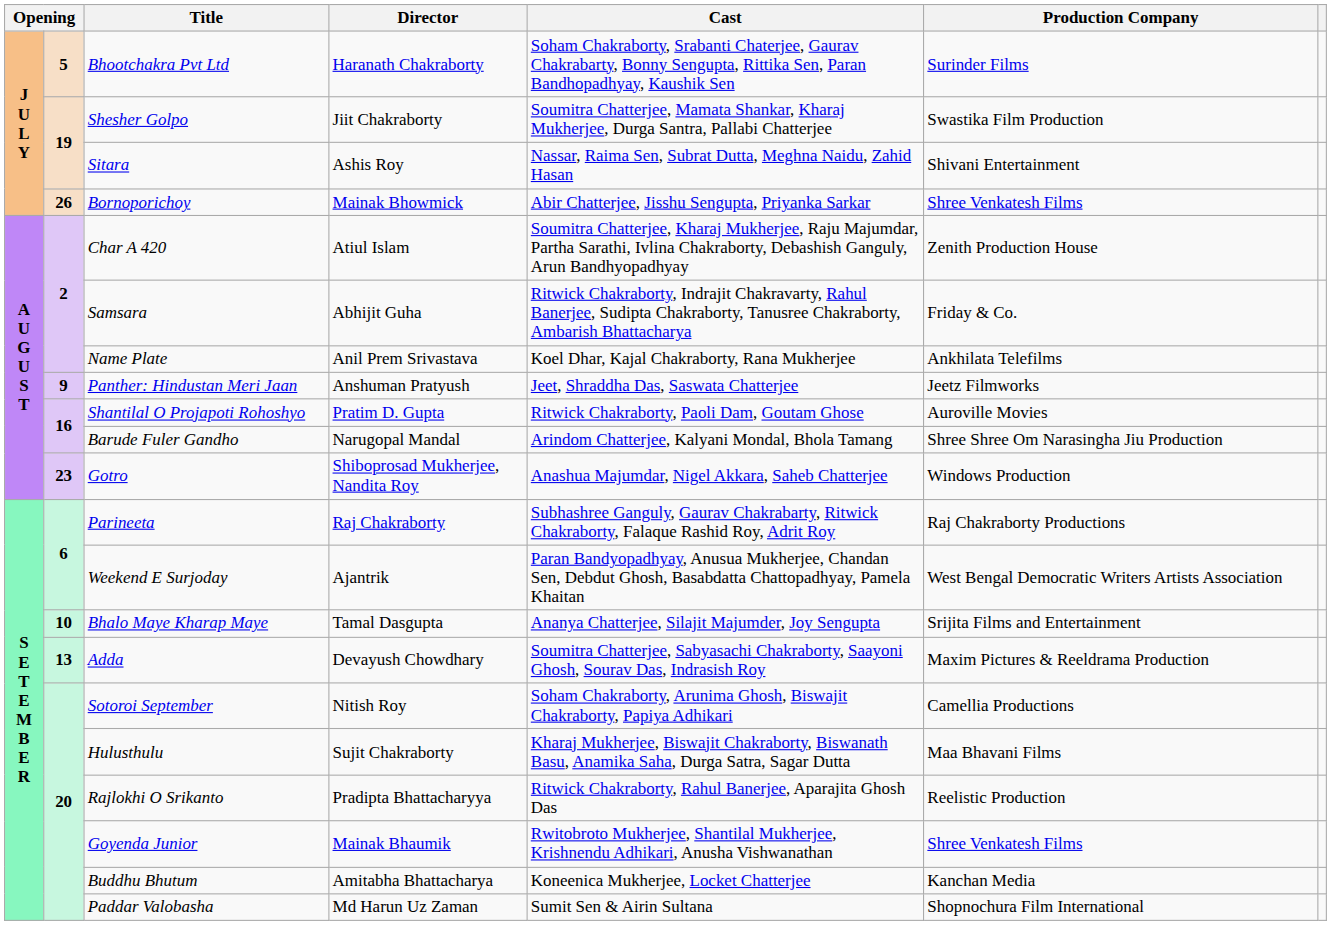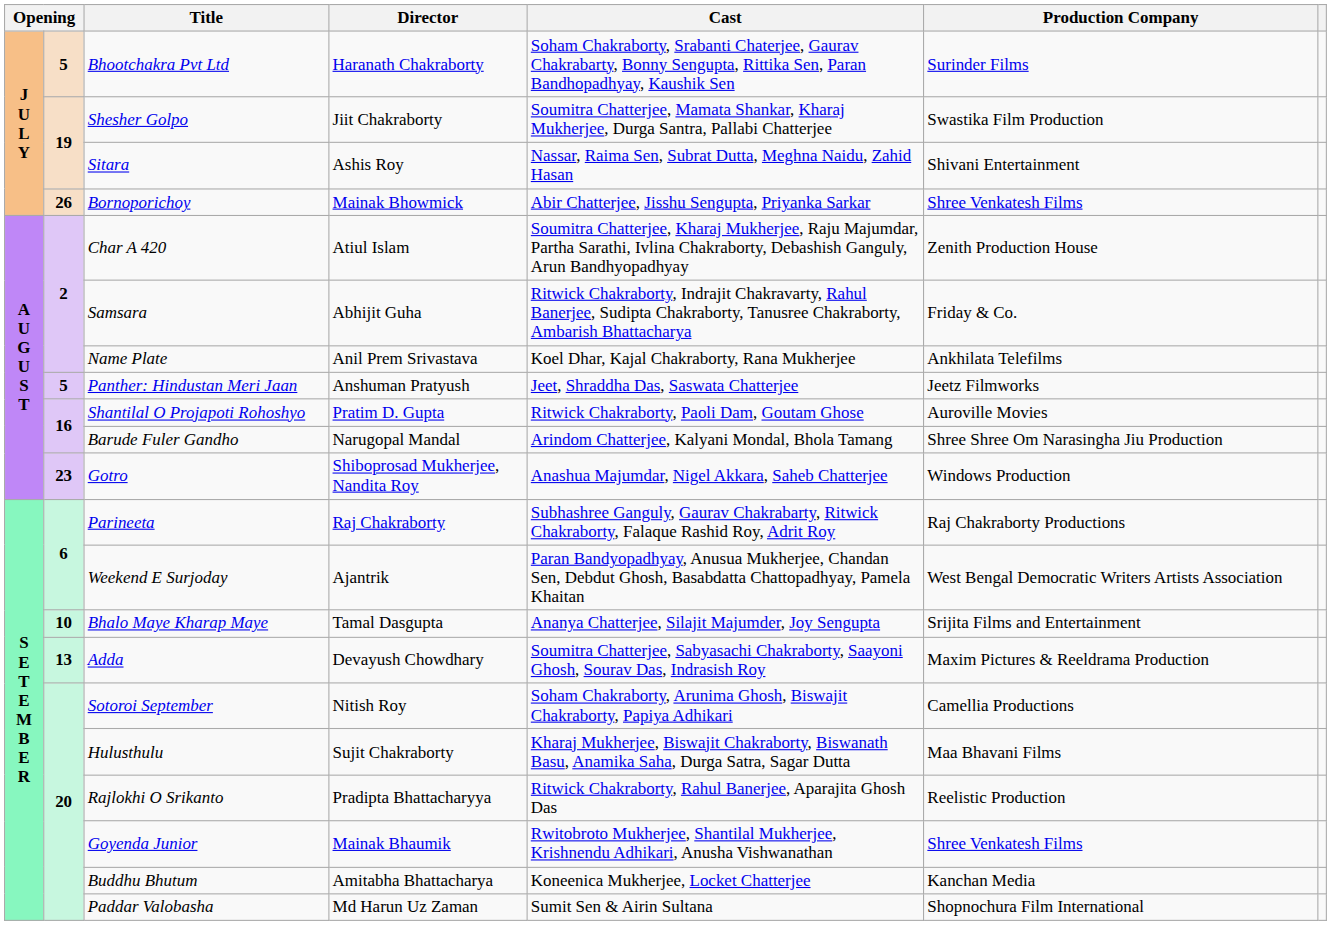(64, 385) 9 -> (64, 385) 5
